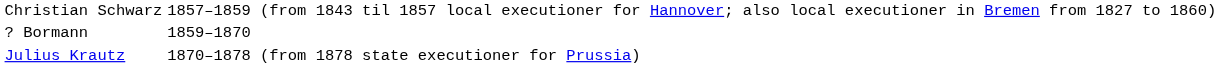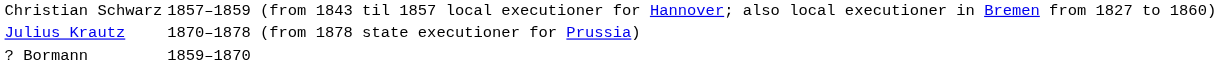rows swapped: (46, 33) <-> (65, 56)
